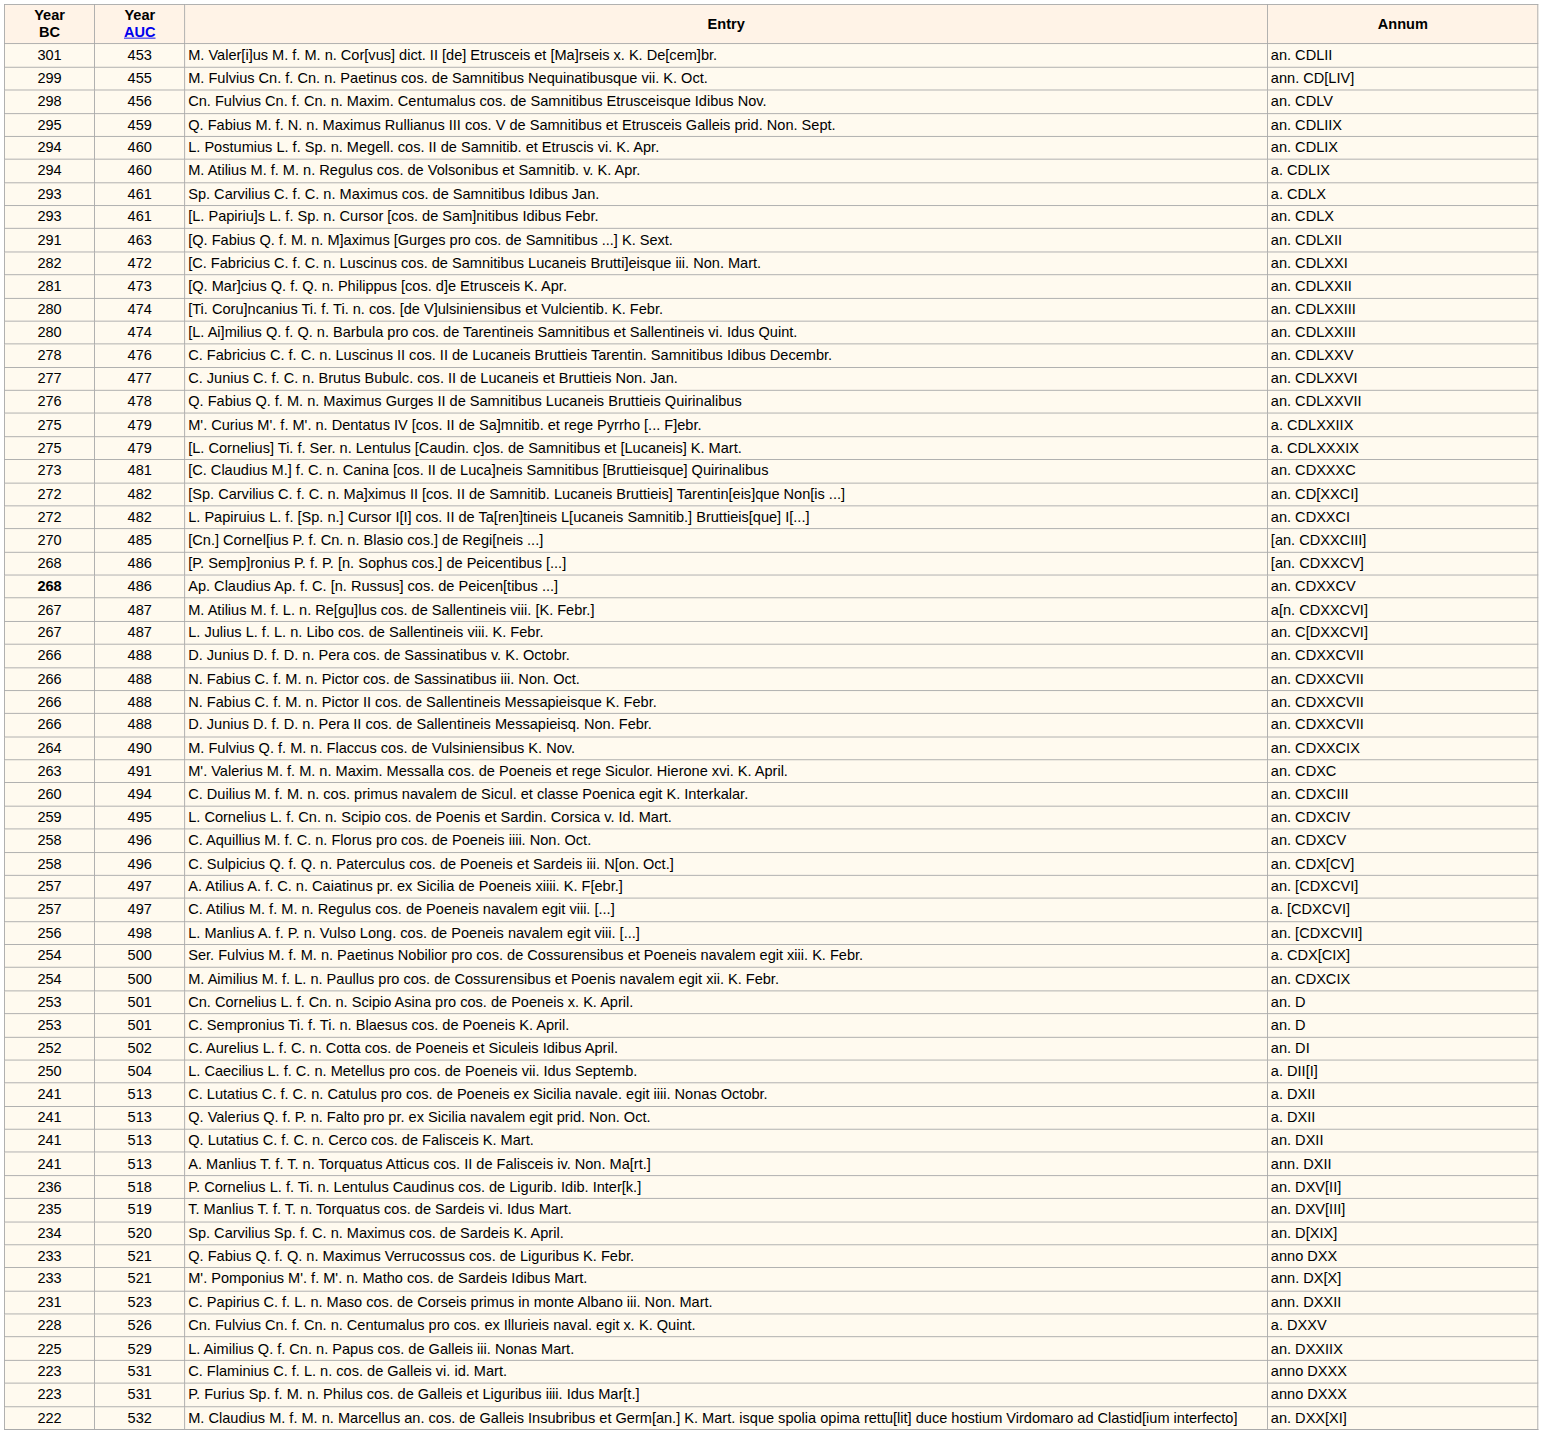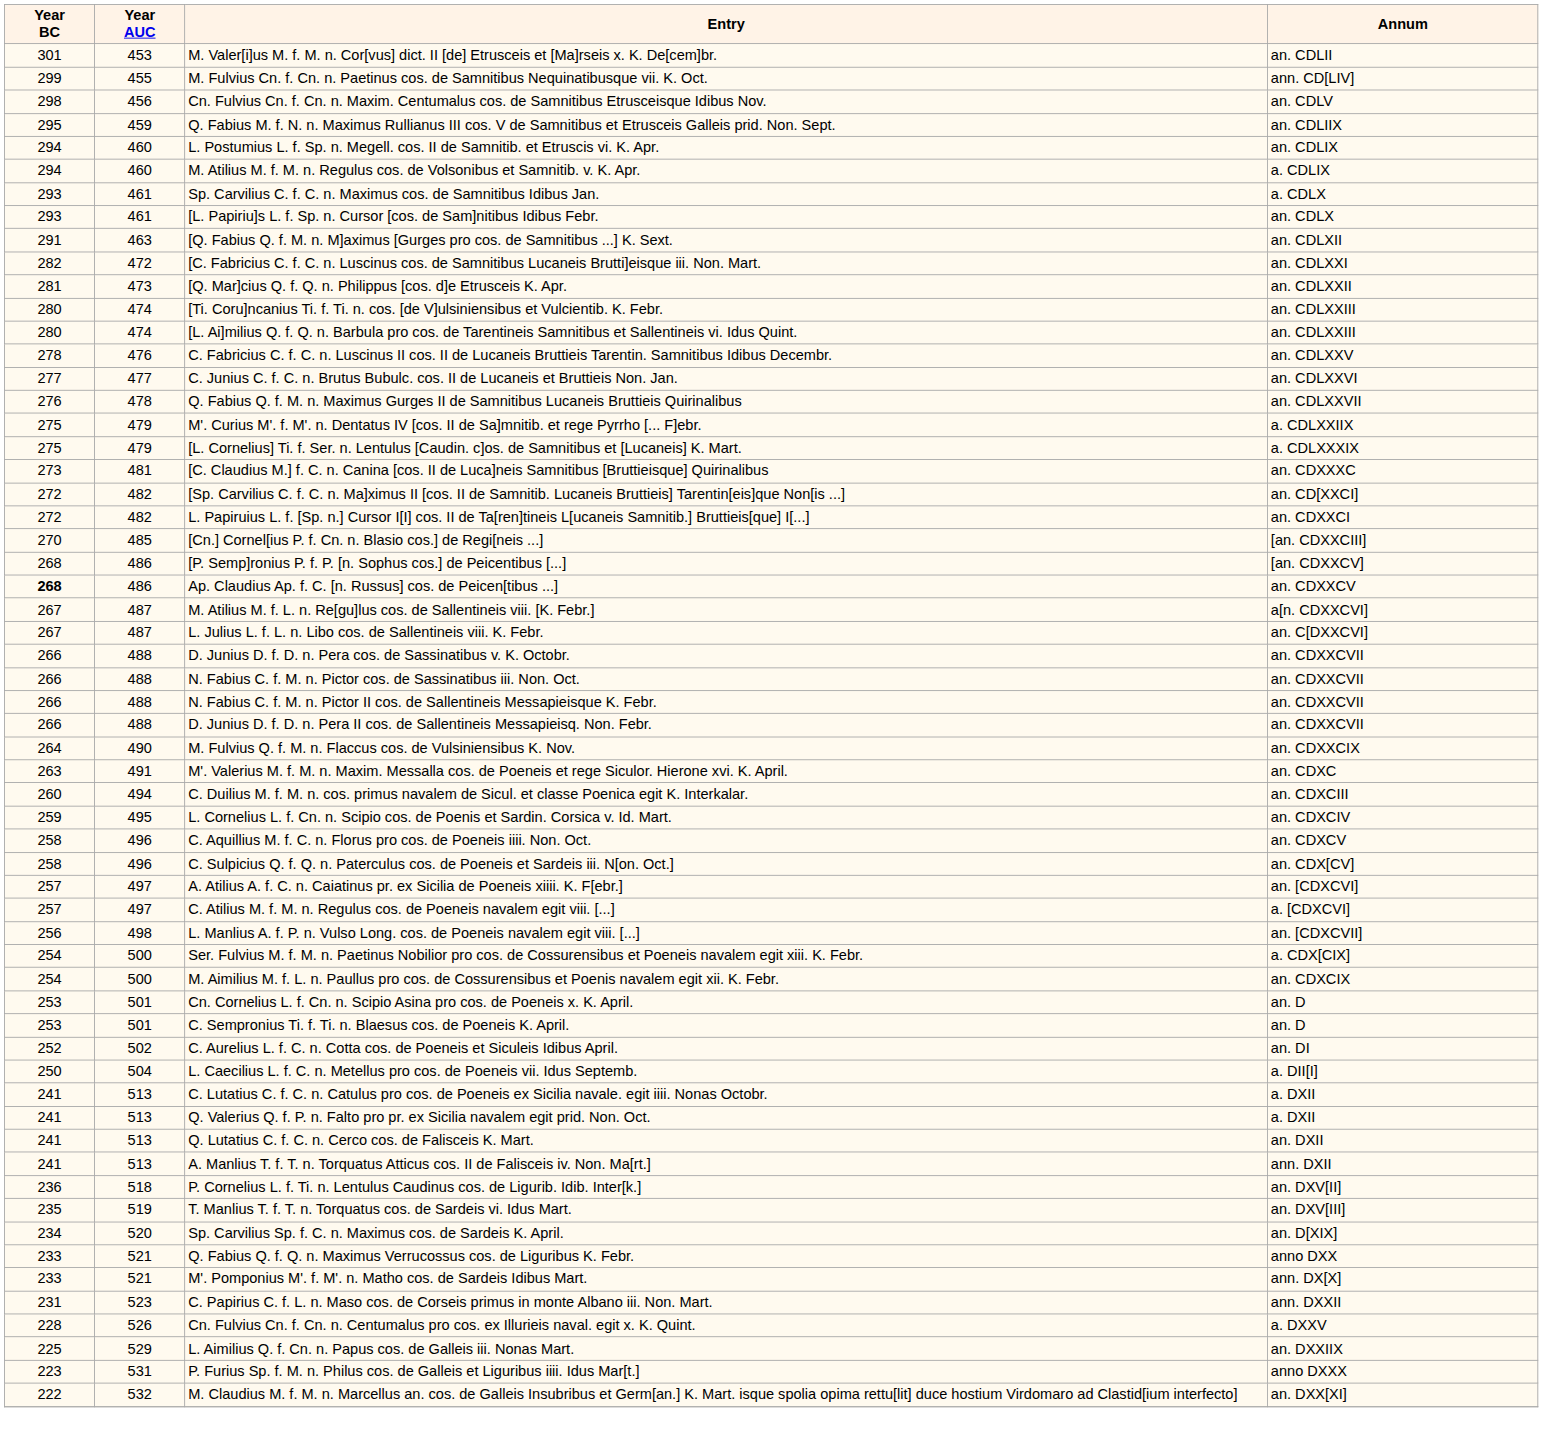- row: (348, 1371)
